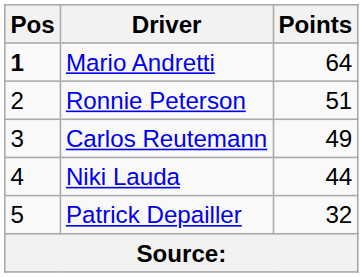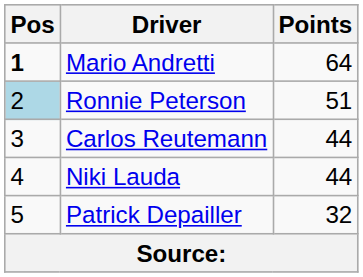(17, 101) no background -> (17, 101) lightblue background
(339, 139) 49 -> (339, 139) 44
